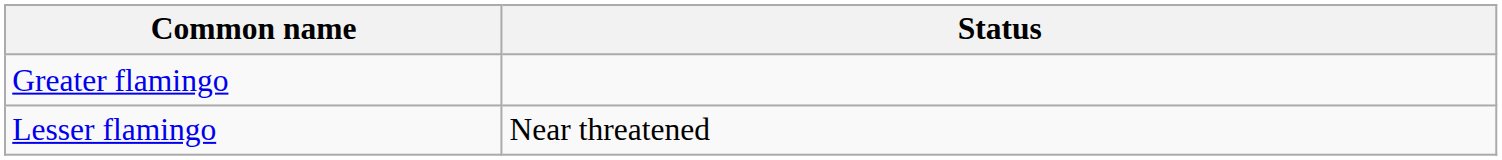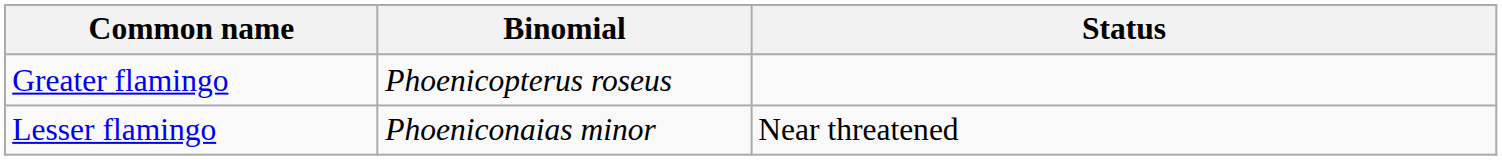+ column: (564, 29)
